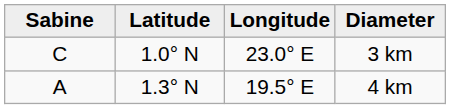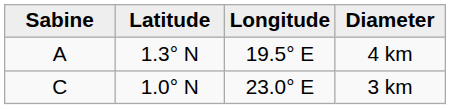rows swapped: (390, 86) <-> (390, 53)
